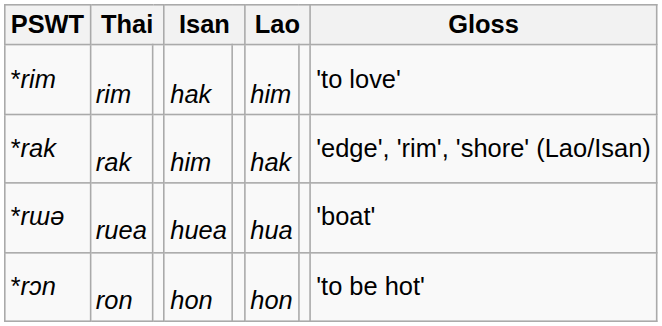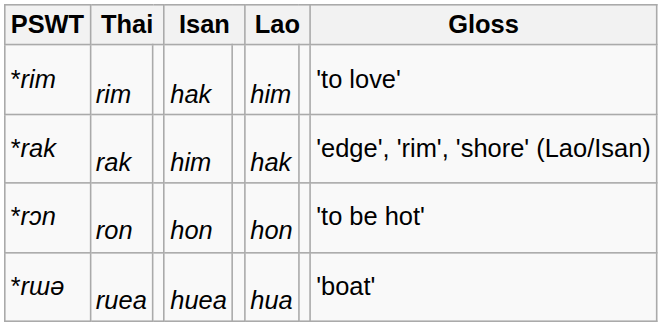rows swapped: (33, 286) <-> (38, 217)
